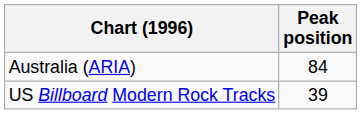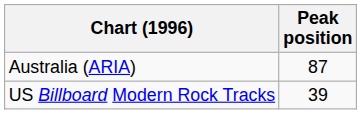(318, 66) 84 -> (318, 66) 87
